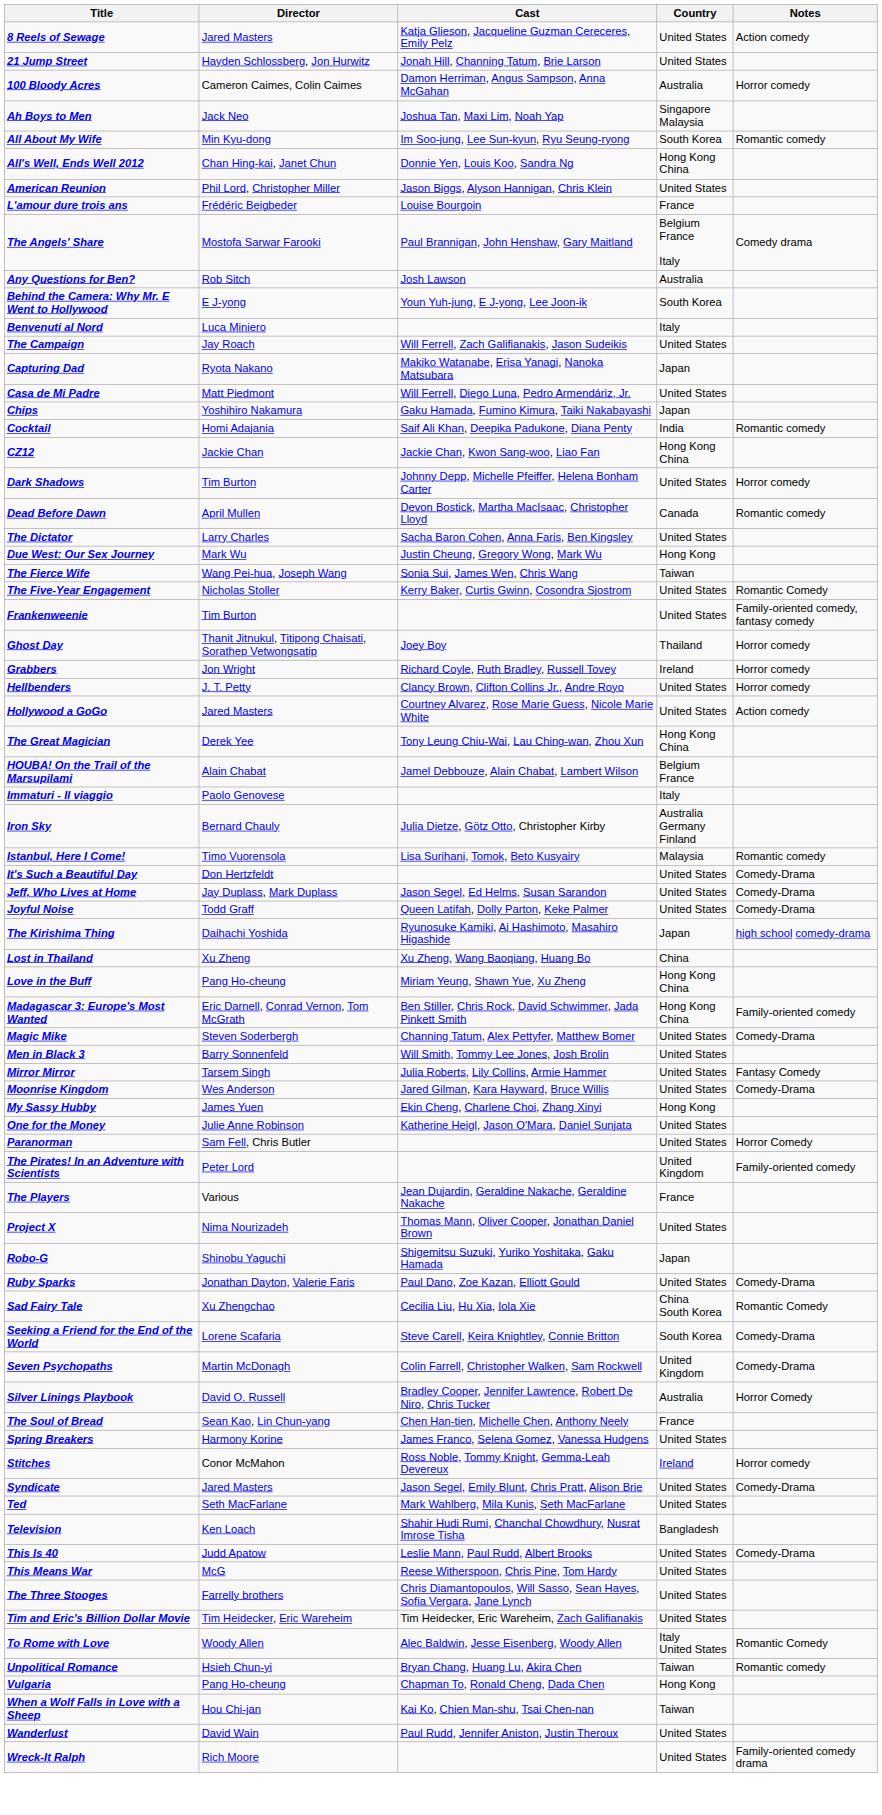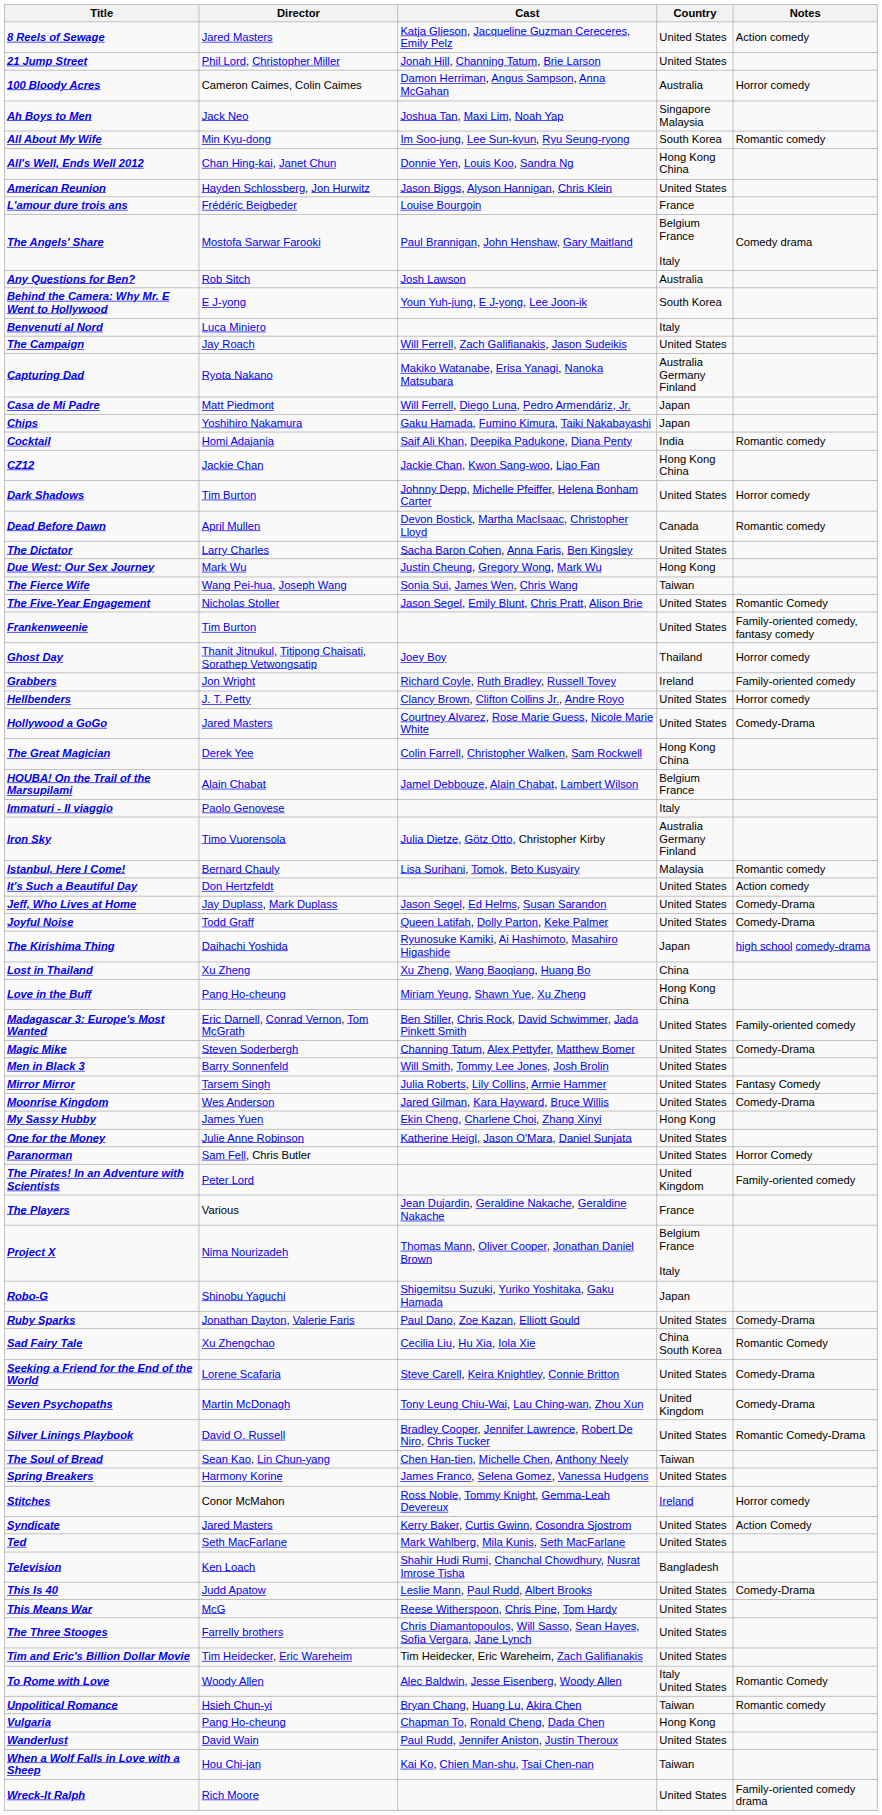(286, 61) Hayden Schlossberg, Jon Hurwitz -> (271, 61) Phil Lord, Christopher Miller
(271, 188) Phil Lord, Christopher Miller -> (286, 188) Hayden Schlossberg, Jon Hurwitz
(675, 369) Japan -> (682, 375) Australia Germany Finland
(693, 393) United States -> (675, 405) Japan
(516, 590) Kerry Baker, Curtis Gwinn, Cosondra Sjostrom -> (521, 603) Jason Segel, Emily Blunt, Chris Pratt, Alison Brie
(773, 669) Horror comedy -> (795, 681) Family-oriented comedy
(772, 711) Action comedy -> (775, 723) Comedy-Drama
(522, 741) Tony Leung Chiu-Wai, Lau Ching-wan, Zhou Xun -> (521, 754) Colin Farrell, Christopher Walken, Sam Rockwell
(241, 826) Bernard Chauly -> (244, 838) Timo Vuorensola
(244, 856) Timo Vuorensola -> (241, 869) Bernard Chauly
(775, 874) Comedy-Drama -> (772, 887) Action comedy
(687, 1012) Hong Kong China -> (693, 1025) United States
(693, 1227) United States -> (680, 1253) Belgium France Italy
(690, 1336) South Korea -> (693, 1374) United States
(521, 1367) Colin Farrell, Christopher Walken, Sam Rockwell -> (522, 1404) Tony Leung Chiu-Wai, Lau Ching-wan, Zhou Xun
(681, 1397) Australia -> (693, 1435) United States
(774, 1397) Horror Comedy -> (800, 1435) Romantic Comedy-Drama
(677, 1421) France -> (677, 1459) Taiwan
(521, 1487) Jason Segel, Emily Blunt, Chris Pratt, Alison Brie -> (516, 1525) Kerry Baker, Curtis Gwinn, Cosondra Sjostrom
(775, 1487) Comedy-Drama -> (774, 1525) Action Comedy
rows swapped: (37, 1733) <-> (93, 1709)
